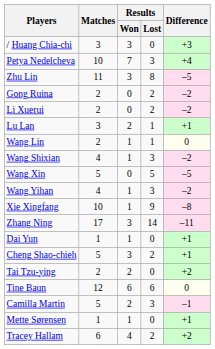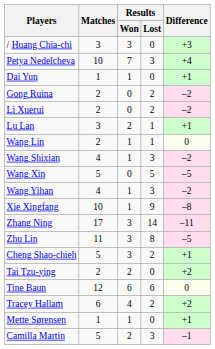rows swapped: (22, 239) <-> (22, 77)
rows swapped: (36, 304) <-> (35, 336)
